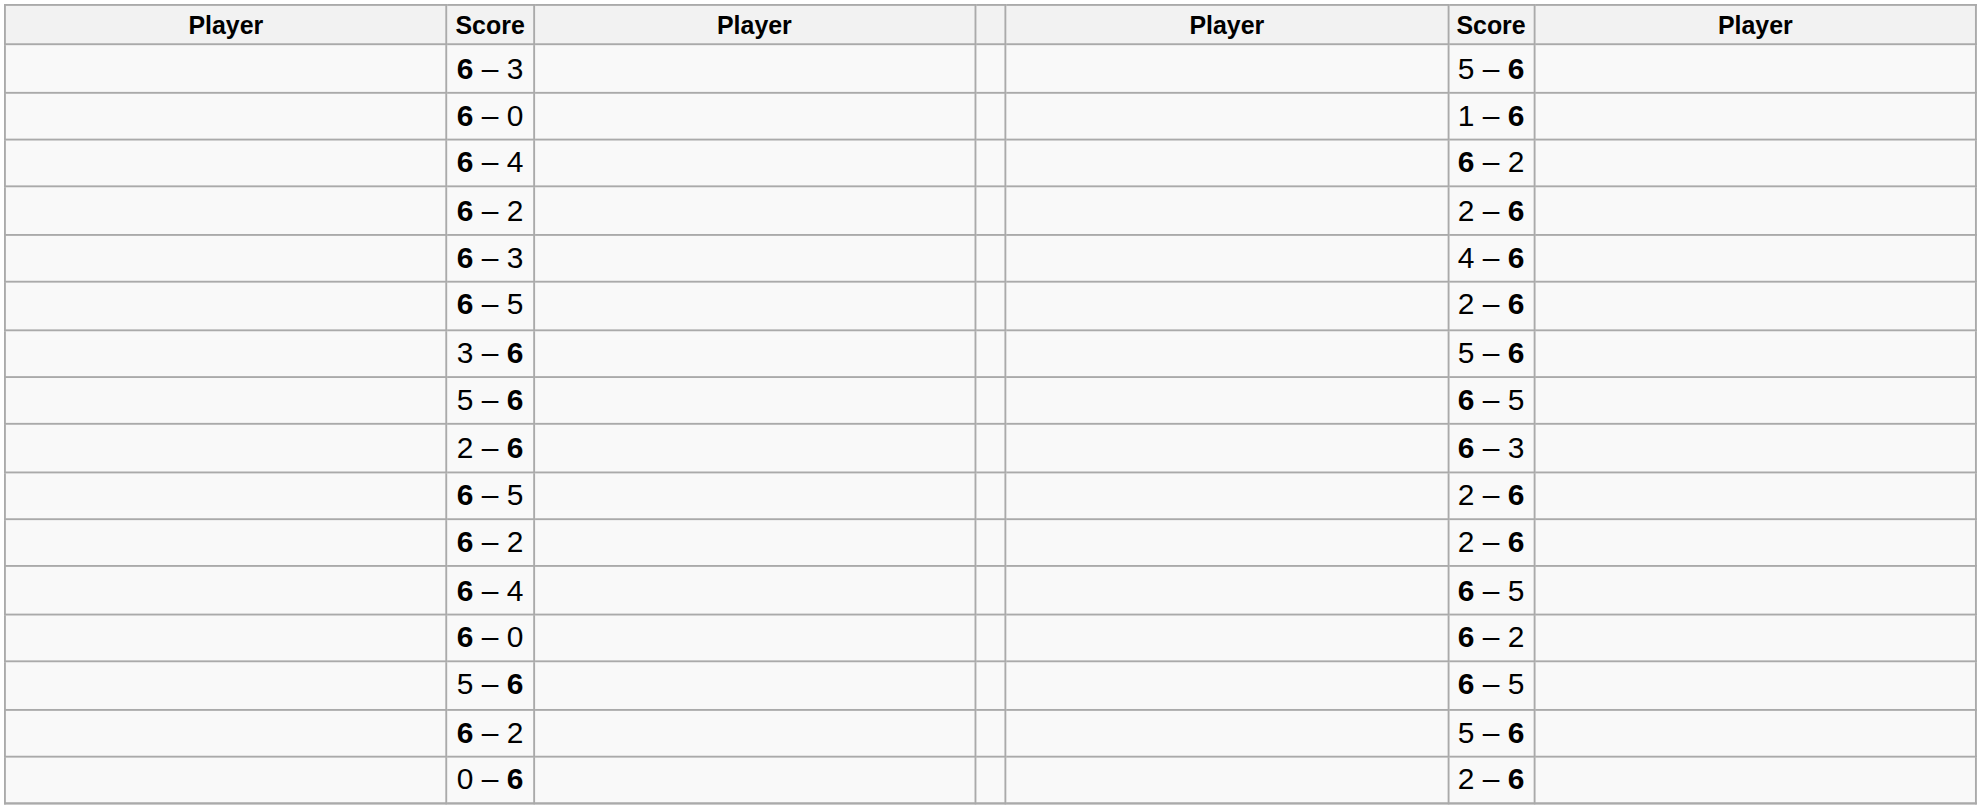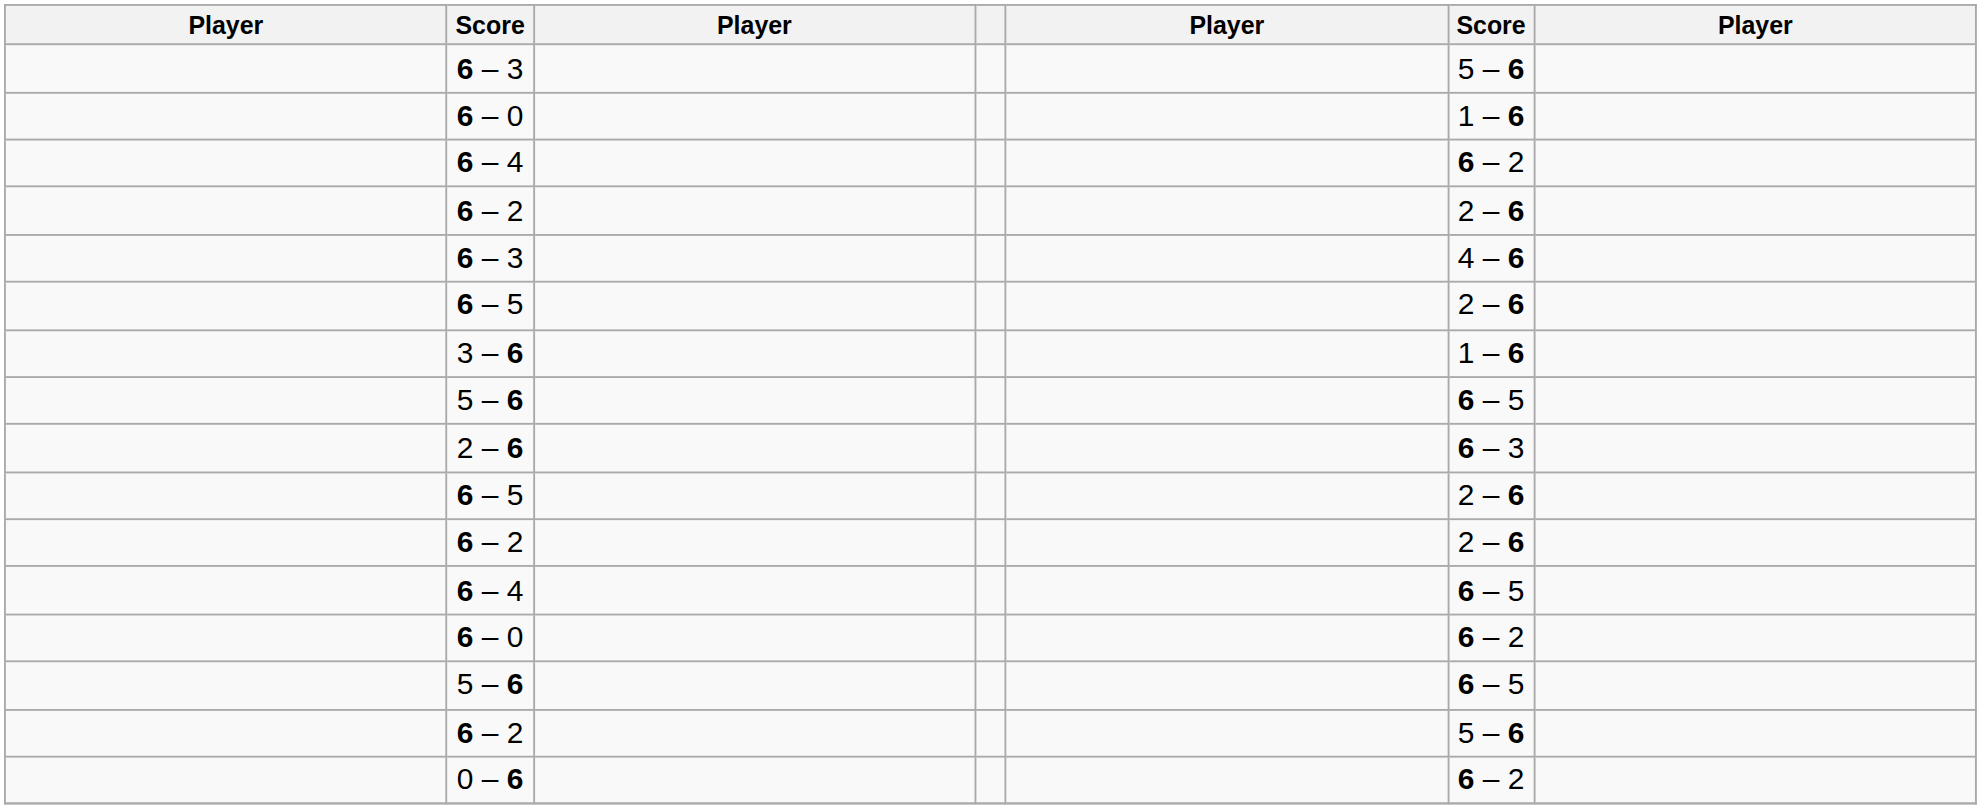(1491, 352) 5 – 6 -> (1491, 352) 1 – 6
(1491, 779) 2 – 6 -> (1491, 779) 6 – 2
